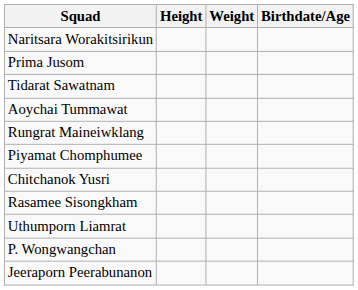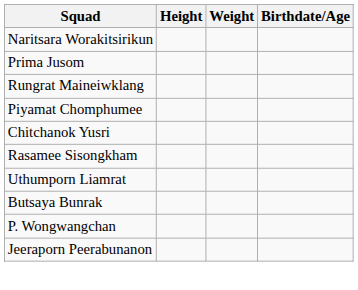- row: (61, 86)
- row: (68, 109)
+ row: (55, 202)
